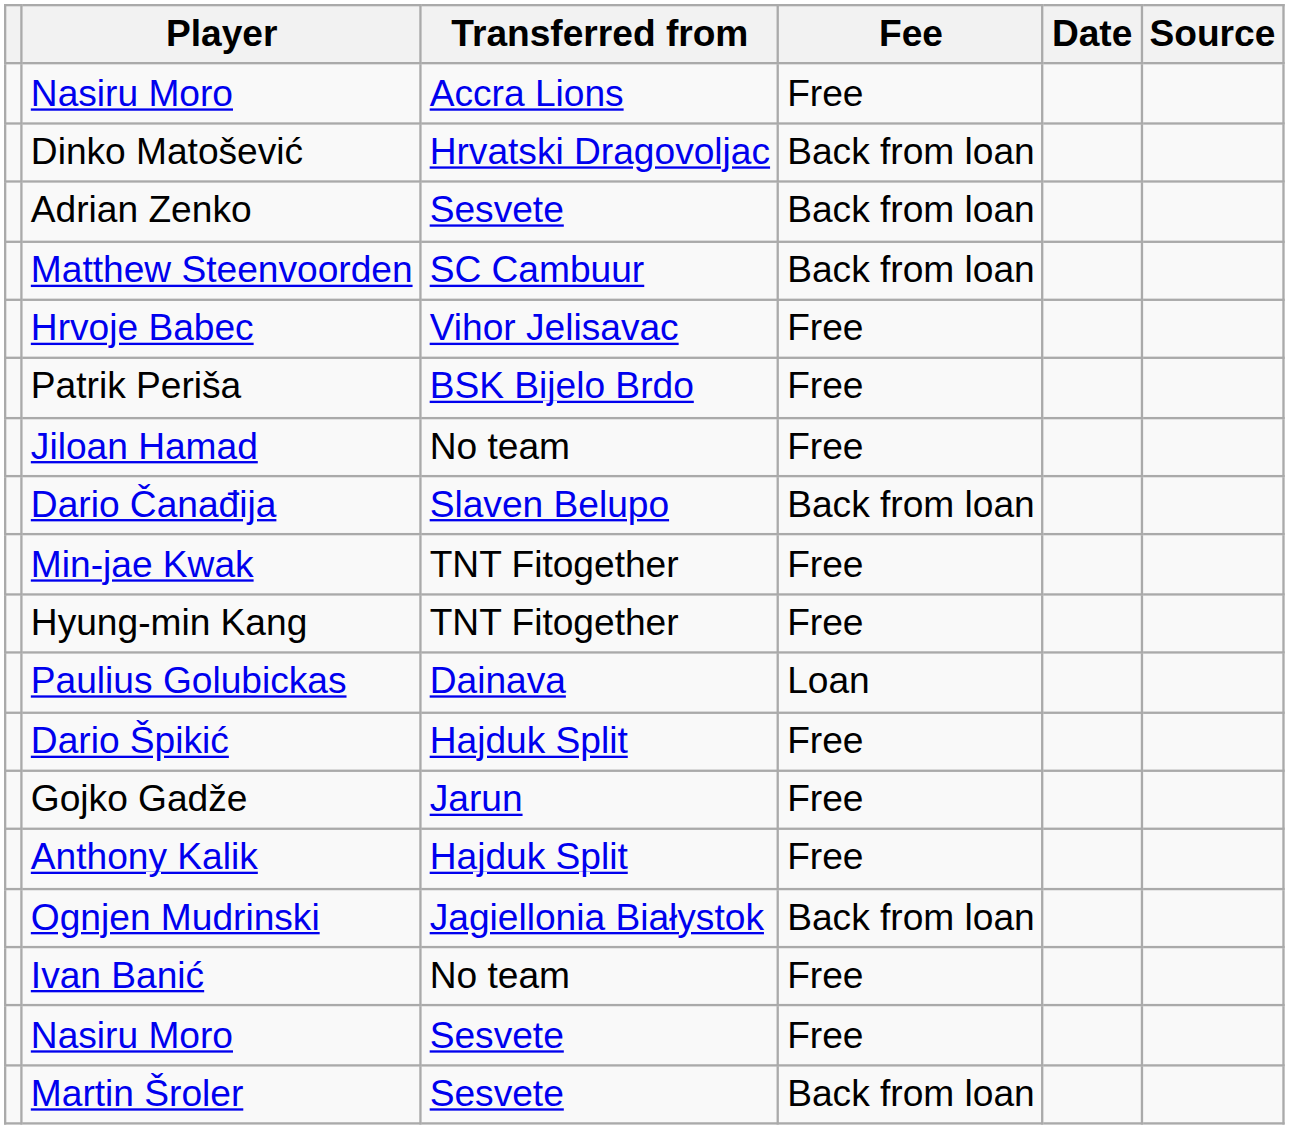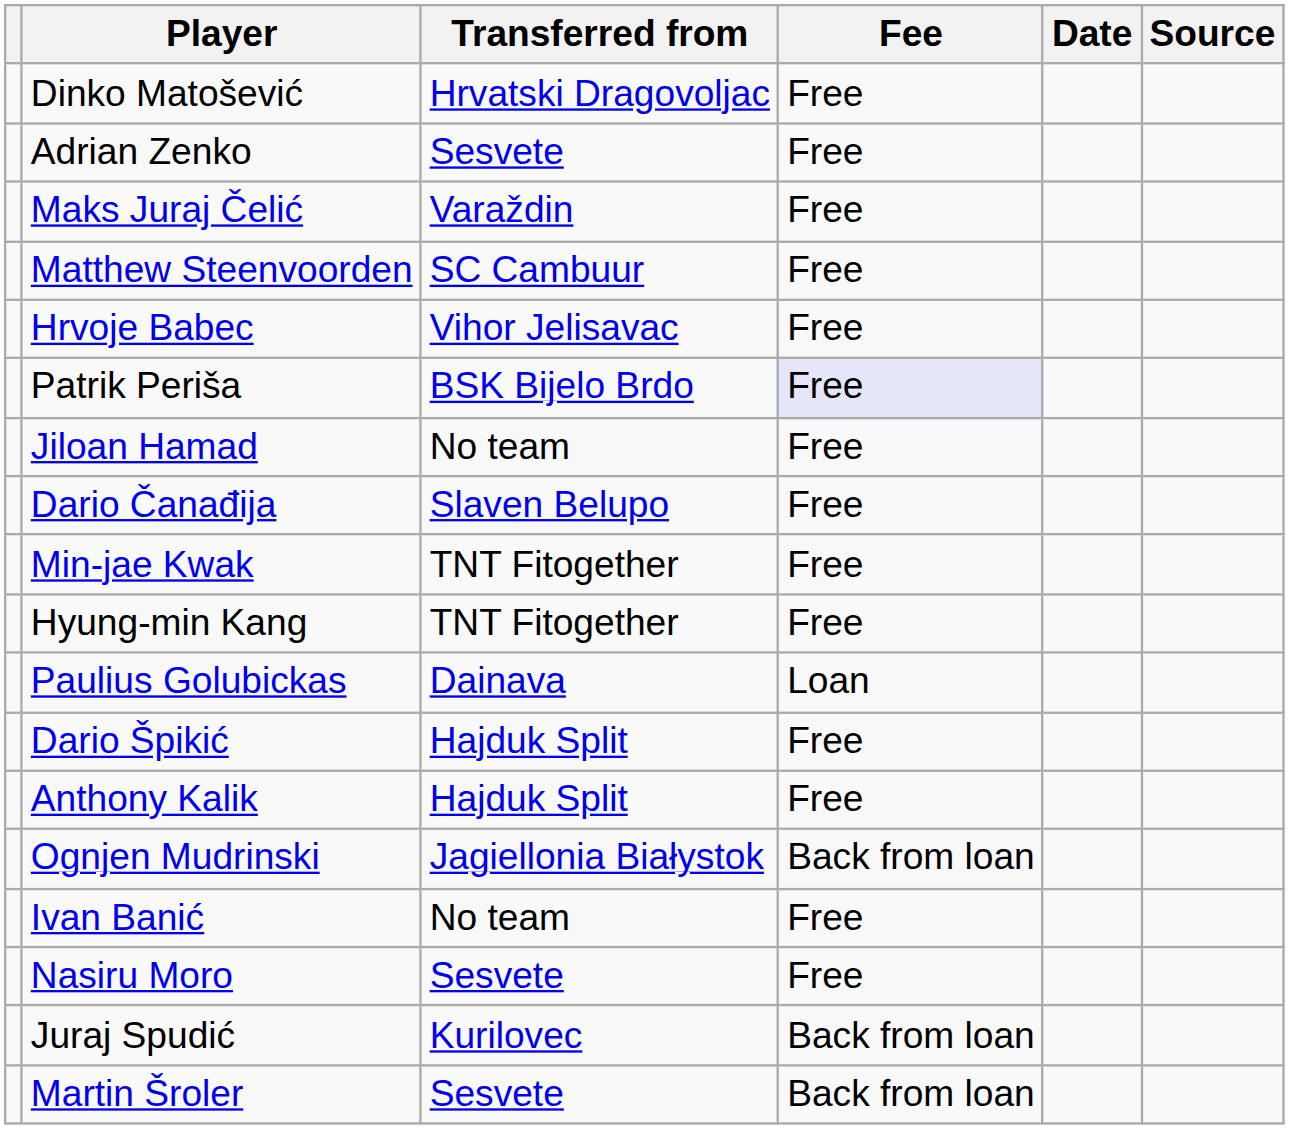- row: (132, 92)
(911, 151) Back from loan -> (825, 92) Free
(911, 210) Back from loan -> (825, 151) Free
+ row: (167, 210)
(911, 269) Back from loan -> (825, 269) Free
(825, 387) no background -> (825, 387) lavender background
(911, 504) Back from loan -> (825, 504) Free
- row: (139, 799)
+ row: (133, 1034)
